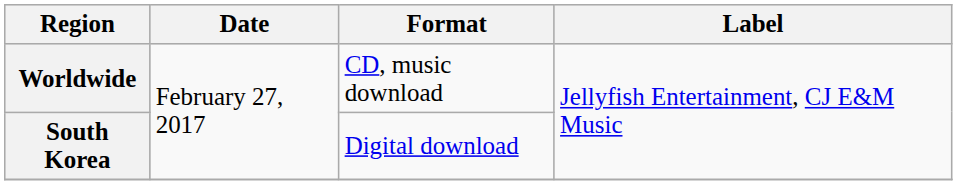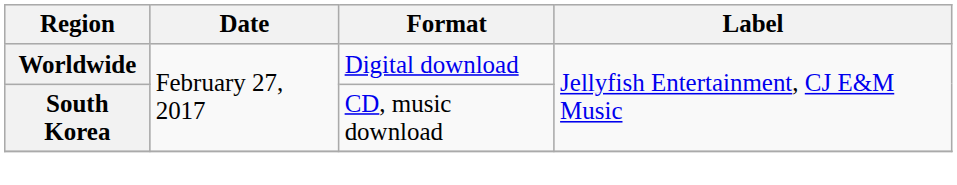(398, 77) CD, music download -> (432, 63) Digital download
(432, 145) Digital download -> (398, 117) CD, music download
